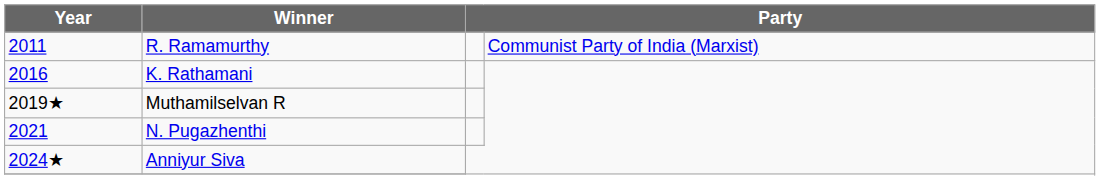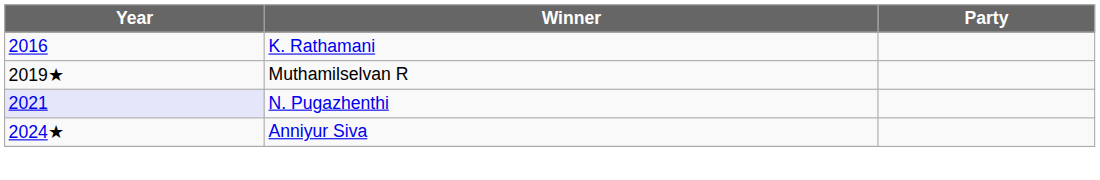- row: (207, 46)
(28, 131) no background -> (28, 103) lavender background
